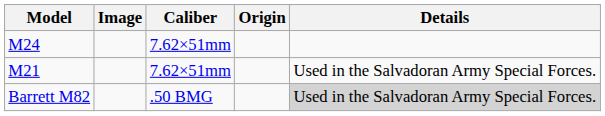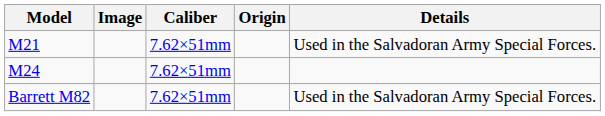rows swapped: (24, 70) <-> (24, 44)
(181, 96) .50 BMG -> (190, 96) 7.62×51mm
(445, 96) lightgrey background -> (445, 96) no background
